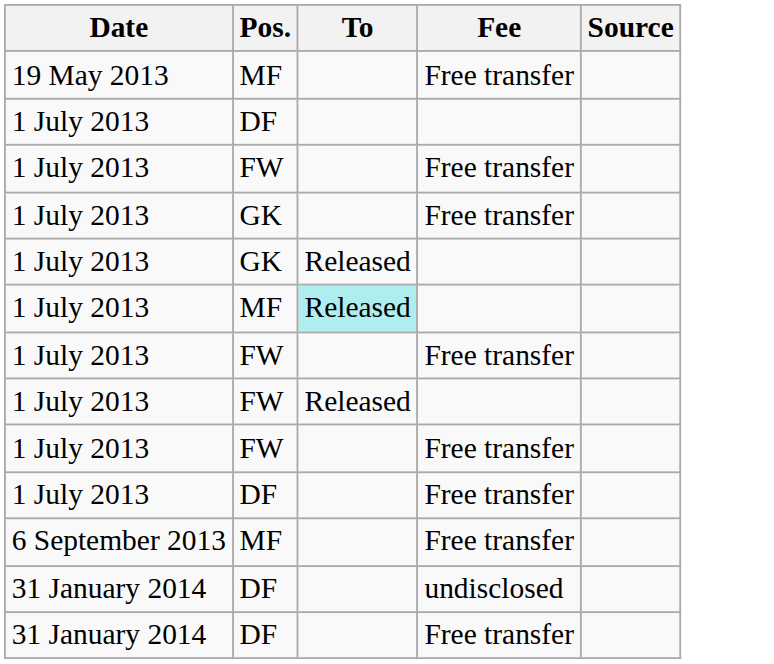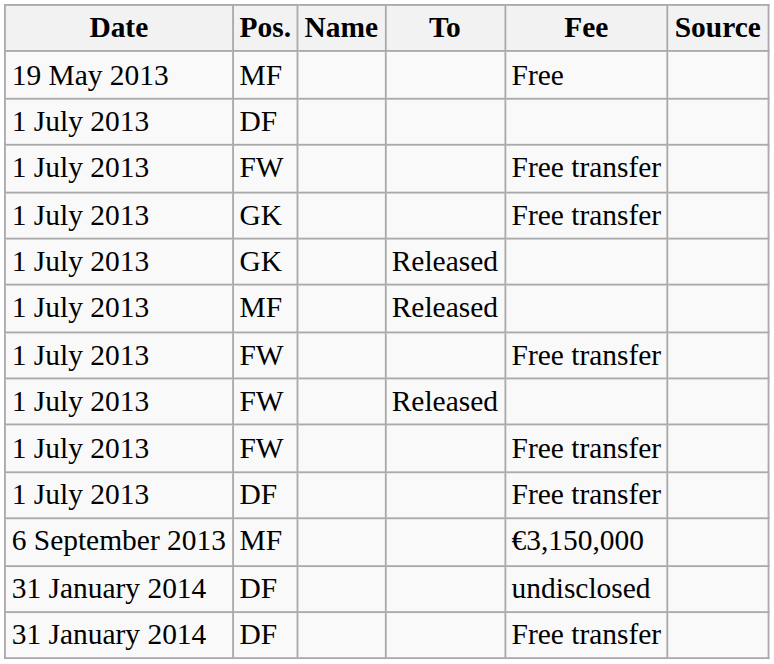+ column: (341, 27)
(499, 74) Free transfer -> (538, 74) Free
(358, 307) paleturquoise background -> (445, 307) no background
(499, 541) Free transfer -> (578, 541) €3,150,000
